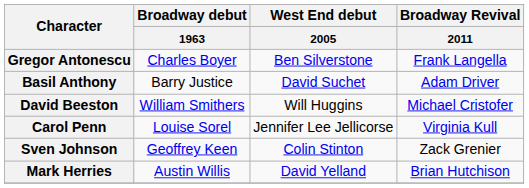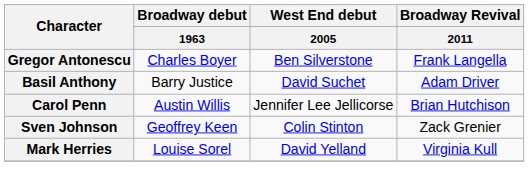- row: (69, 104)
(192, 127) Louise Sorel -> (192, 104) Austin Willis
(460, 127) Virginia Kull -> (460, 104) Brian Hutchison
(192, 171) Austin Willis -> (192, 149) Louise Sorel
(460, 171) Brian Hutchison -> (460, 149) Virginia Kull
